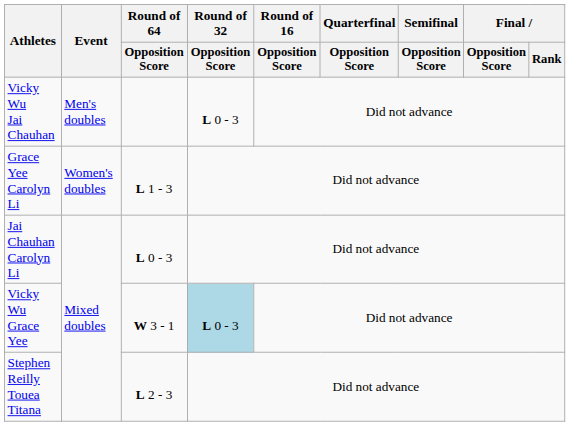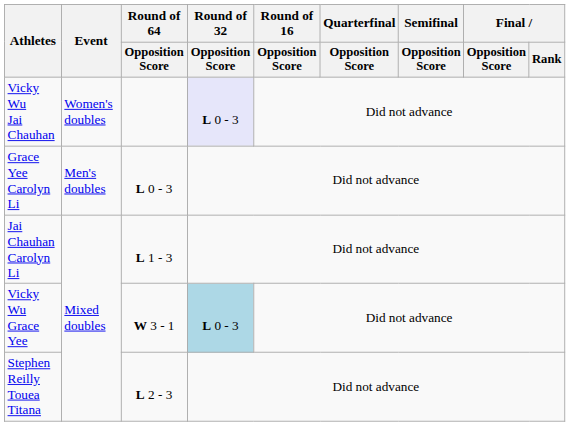(85, 112) Men's doubles -> (89, 112) Women's doubles
(220, 119) no background -> (220, 119) lavender background
(89, 180) Women's doubles -> (85, 180) Men's doubles
(154, 188) L 1 - 3 -> (154, 188) L 0 - 3
(154, 257) L 0 - 3 -> (154, 257) L 1 - 3
